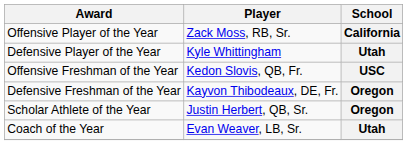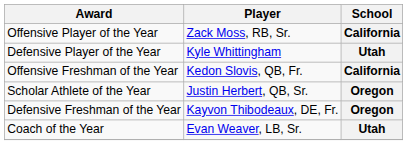(372, 71) USC -> (372, 71) California
rows swapped: (94, 91) <-> (79, 110)
